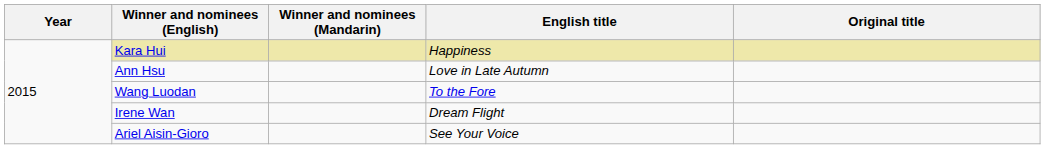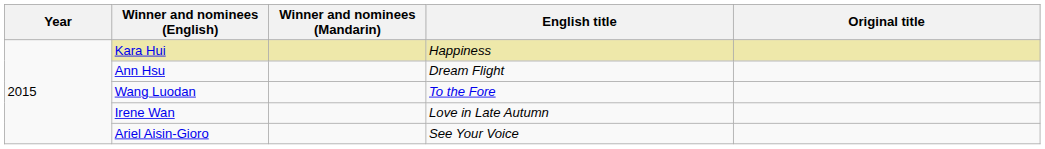(489, 71) Love in Late Autumn -> (467, 71) Dream Flight
(467, 112) Dream Flight -> (489, 112) Love in Late Autumn
